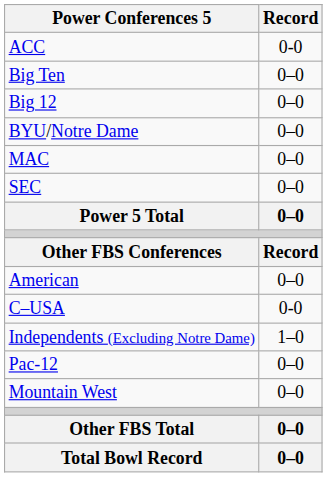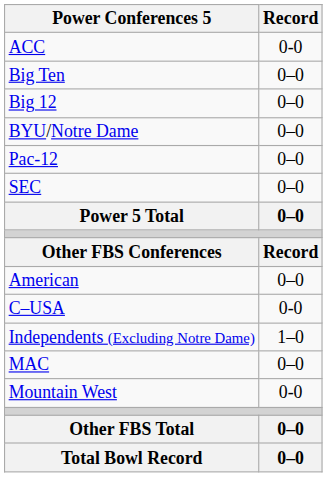rows swapped: (33, 364) <-> (29, 159)
(291, 392) 0–0 -> (291, 392) 0-0
